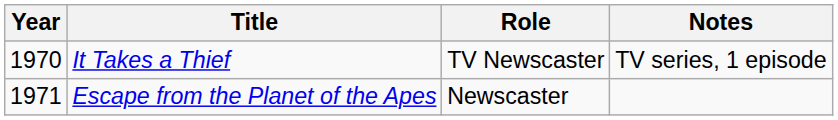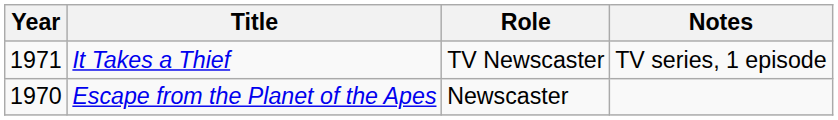(36, 59) 1970 -> (36, 59) 1971
(36, 96) 1971 -> (36, 96) 1970
